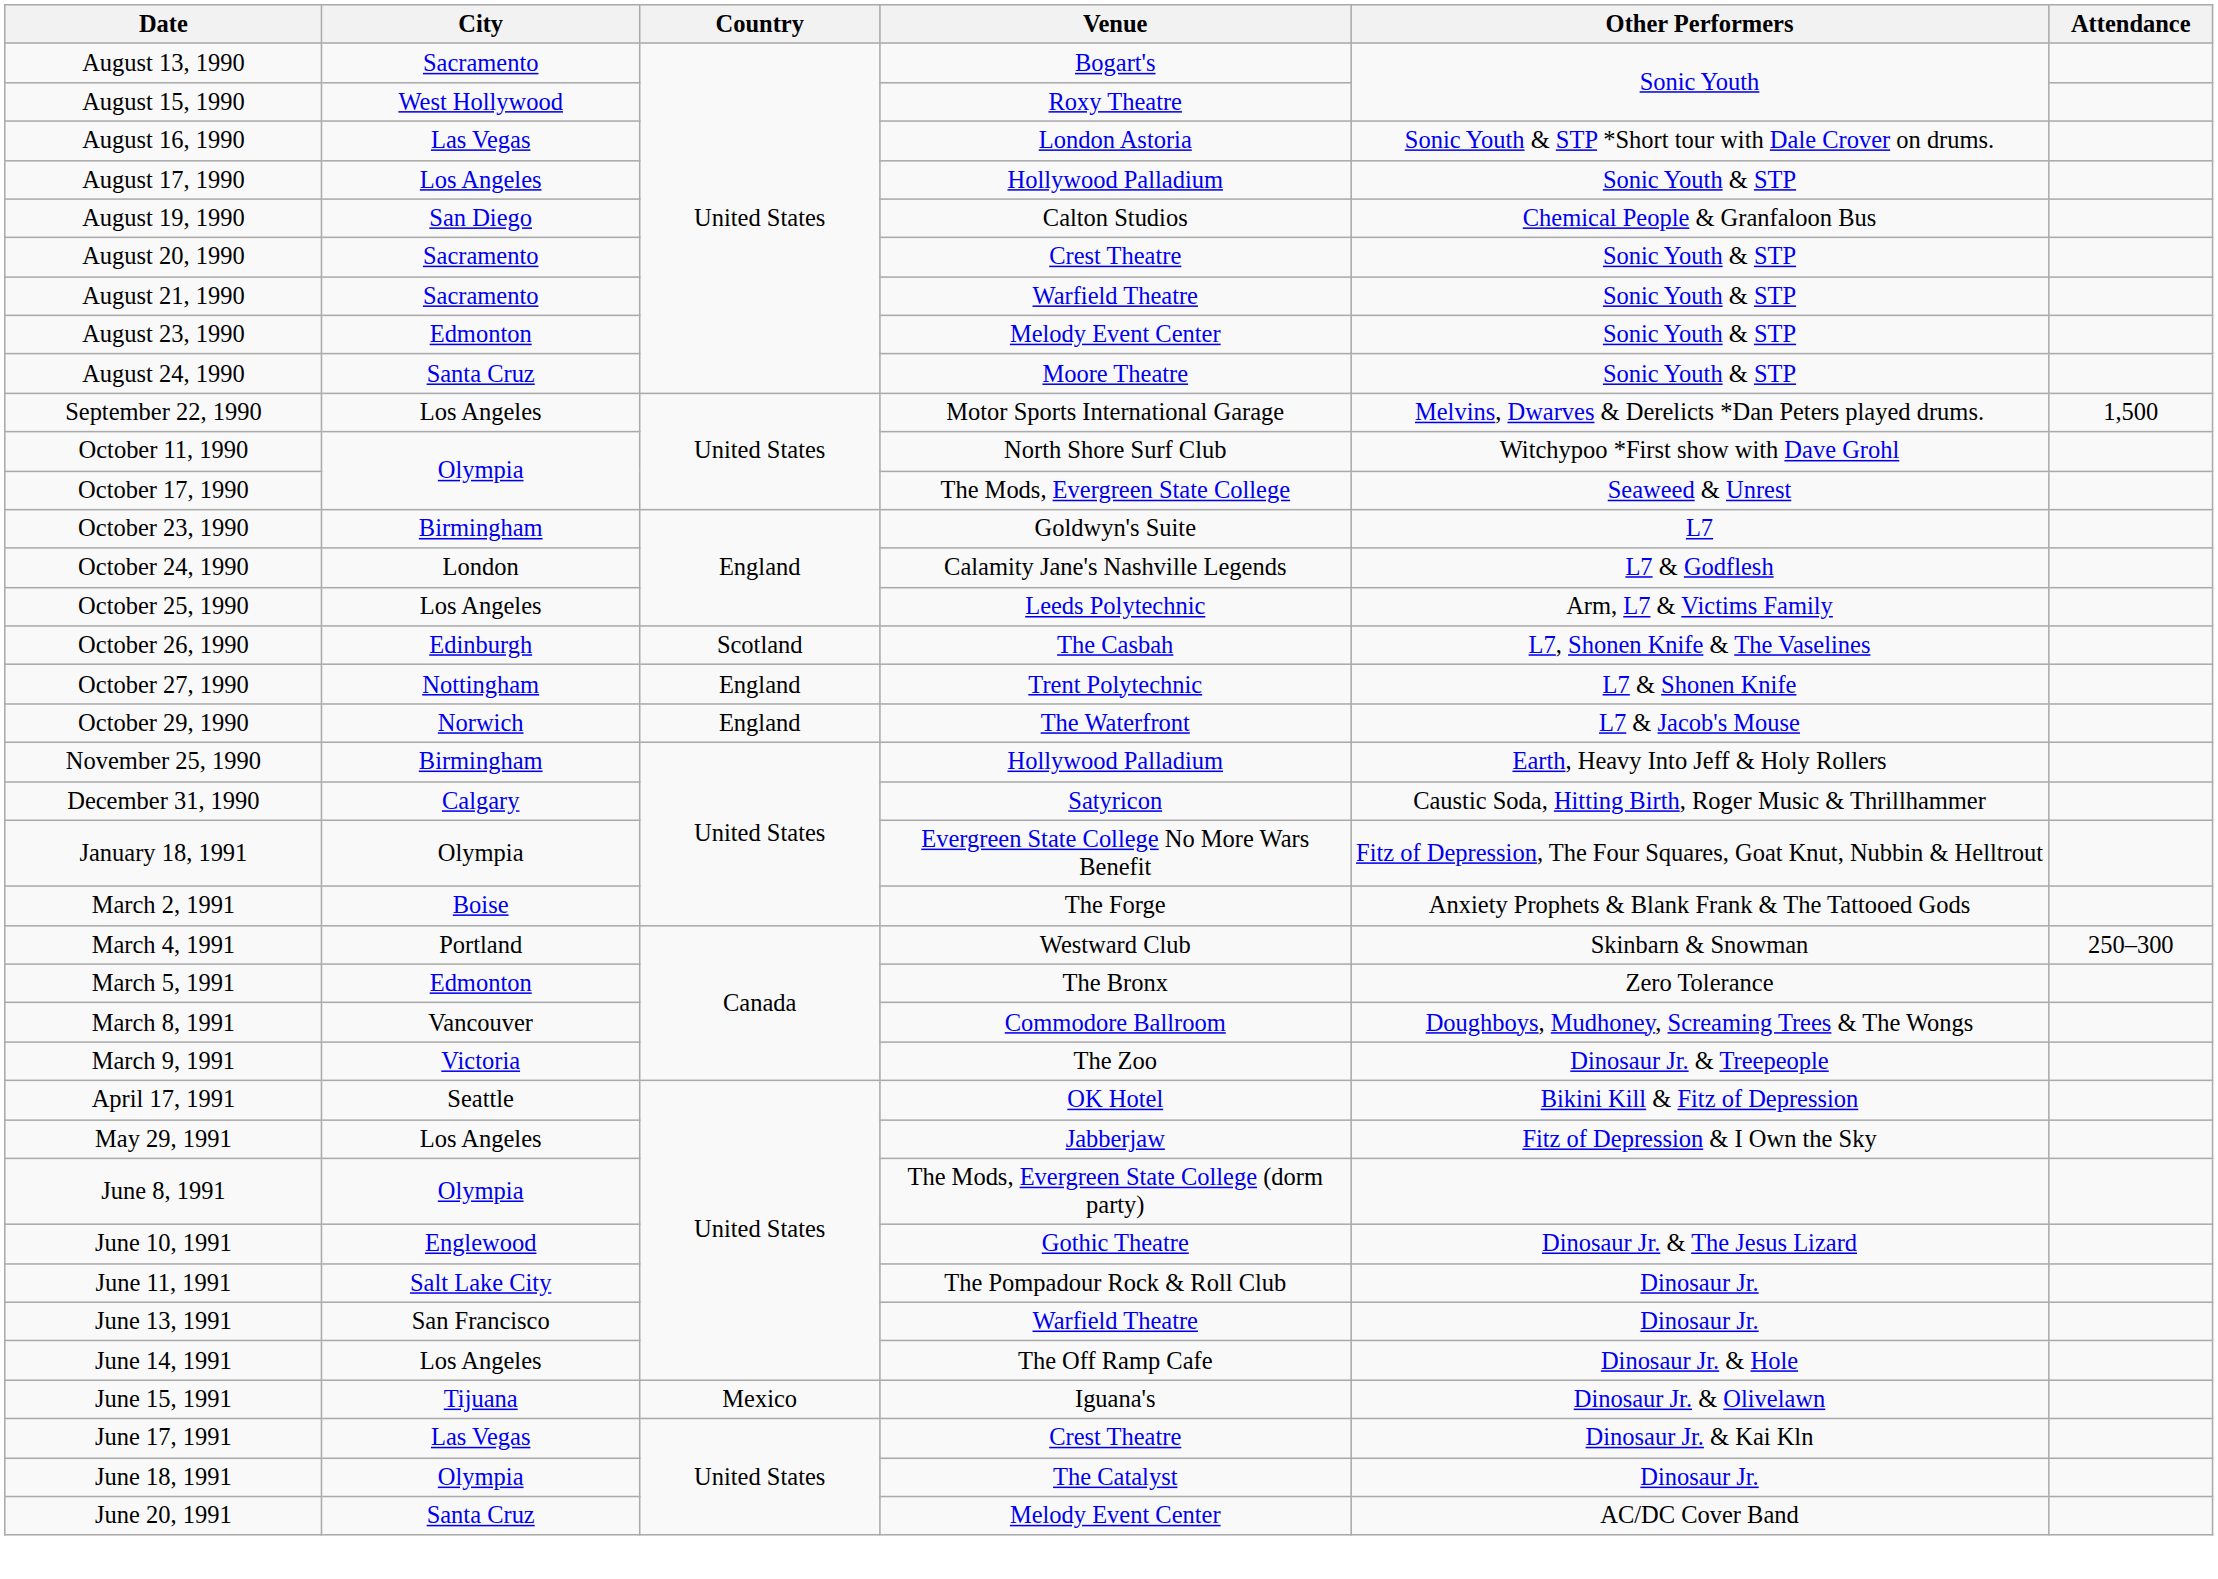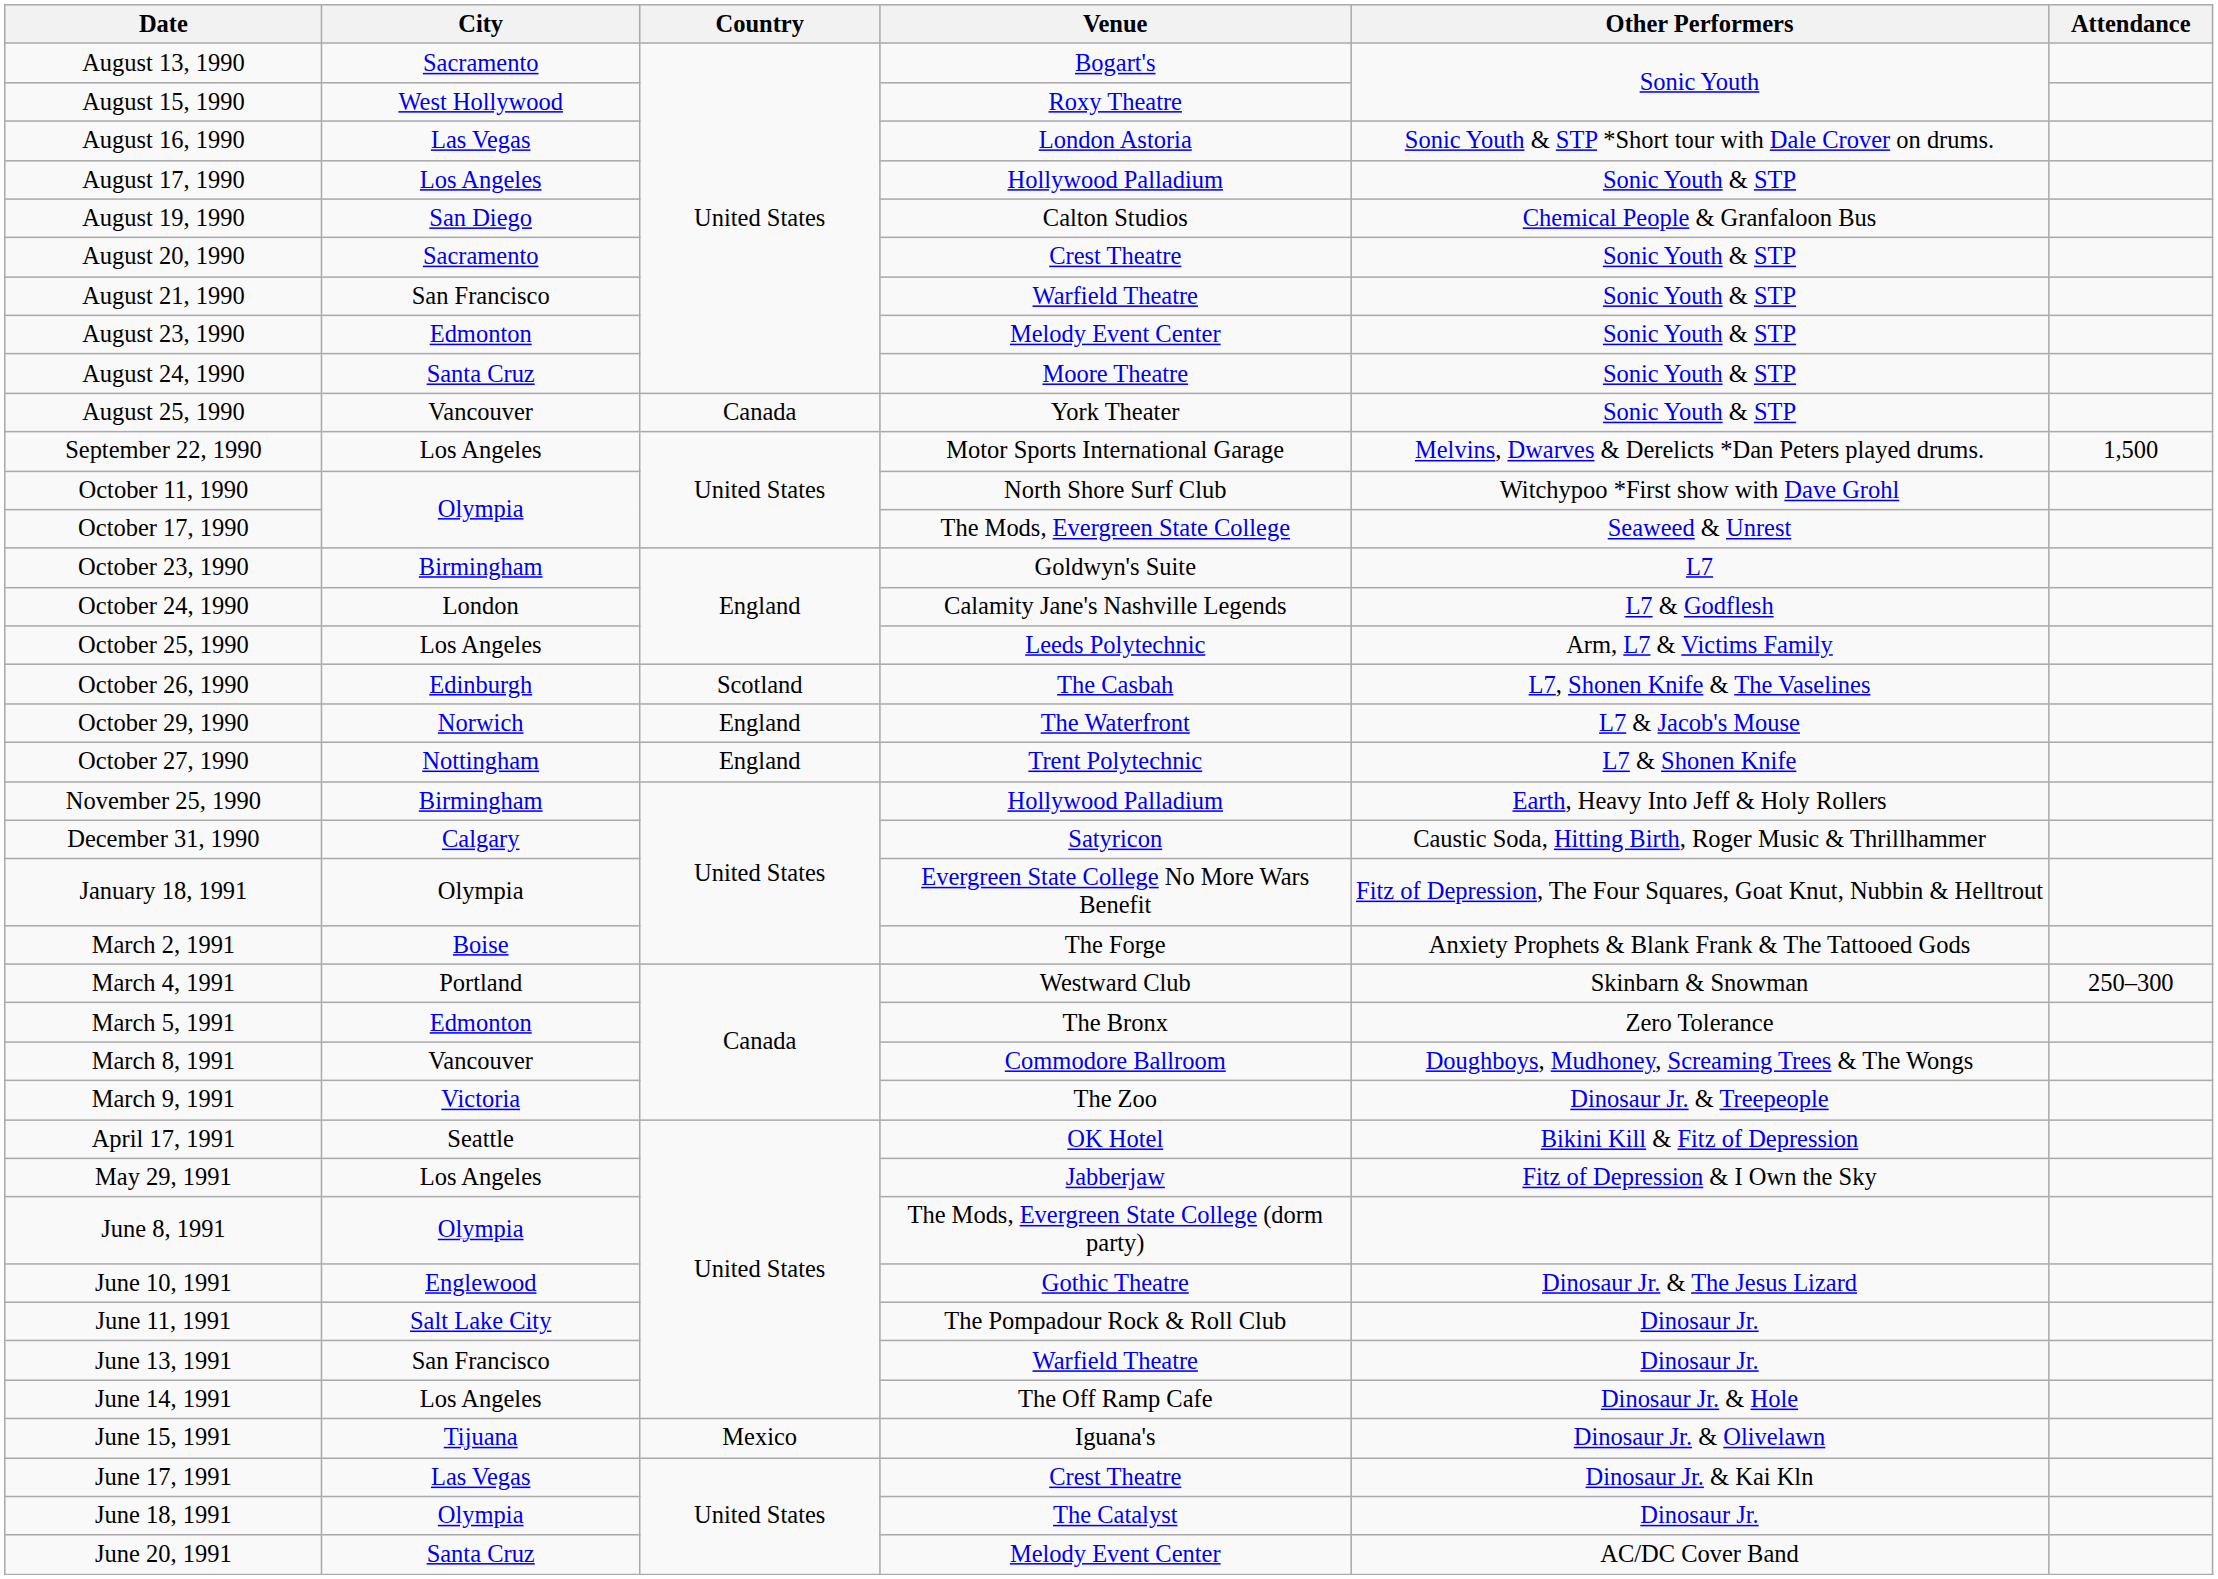(481, 295) Sacramento -> (481, 295) San Francisco
+ row: (163, 412)
rows swapped: (163, 683) <-> (163, 722)
